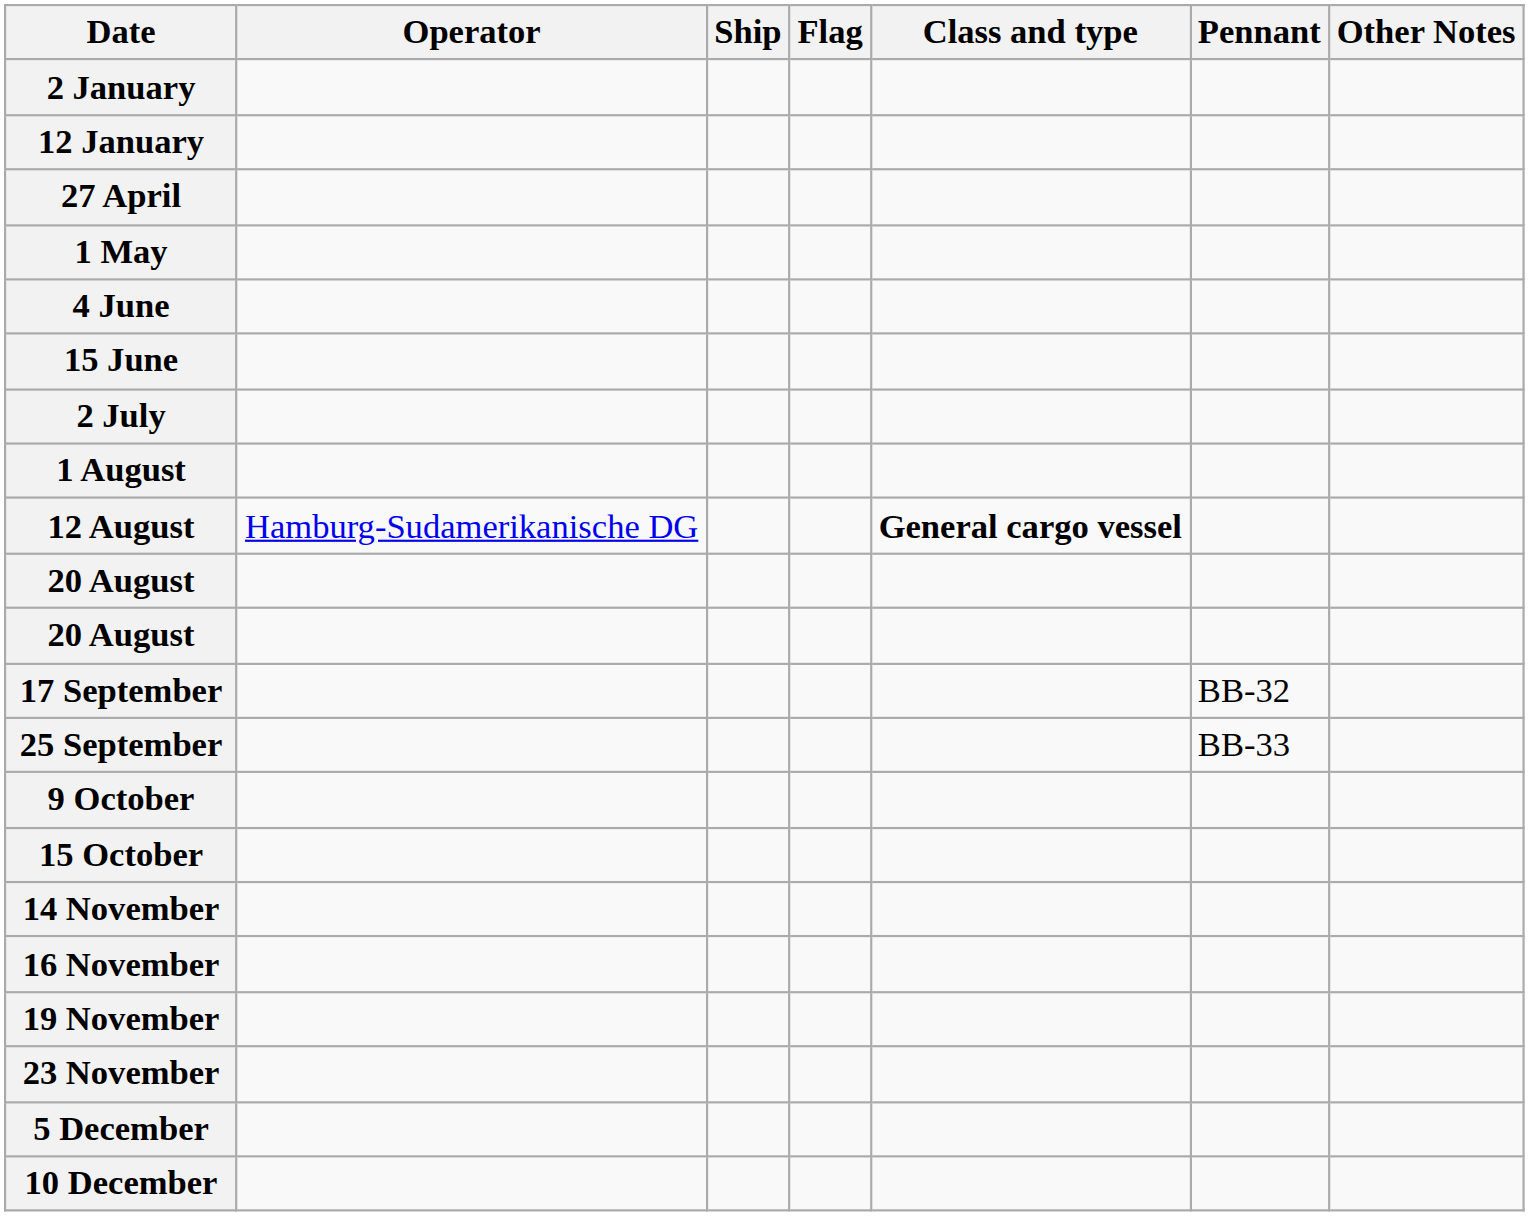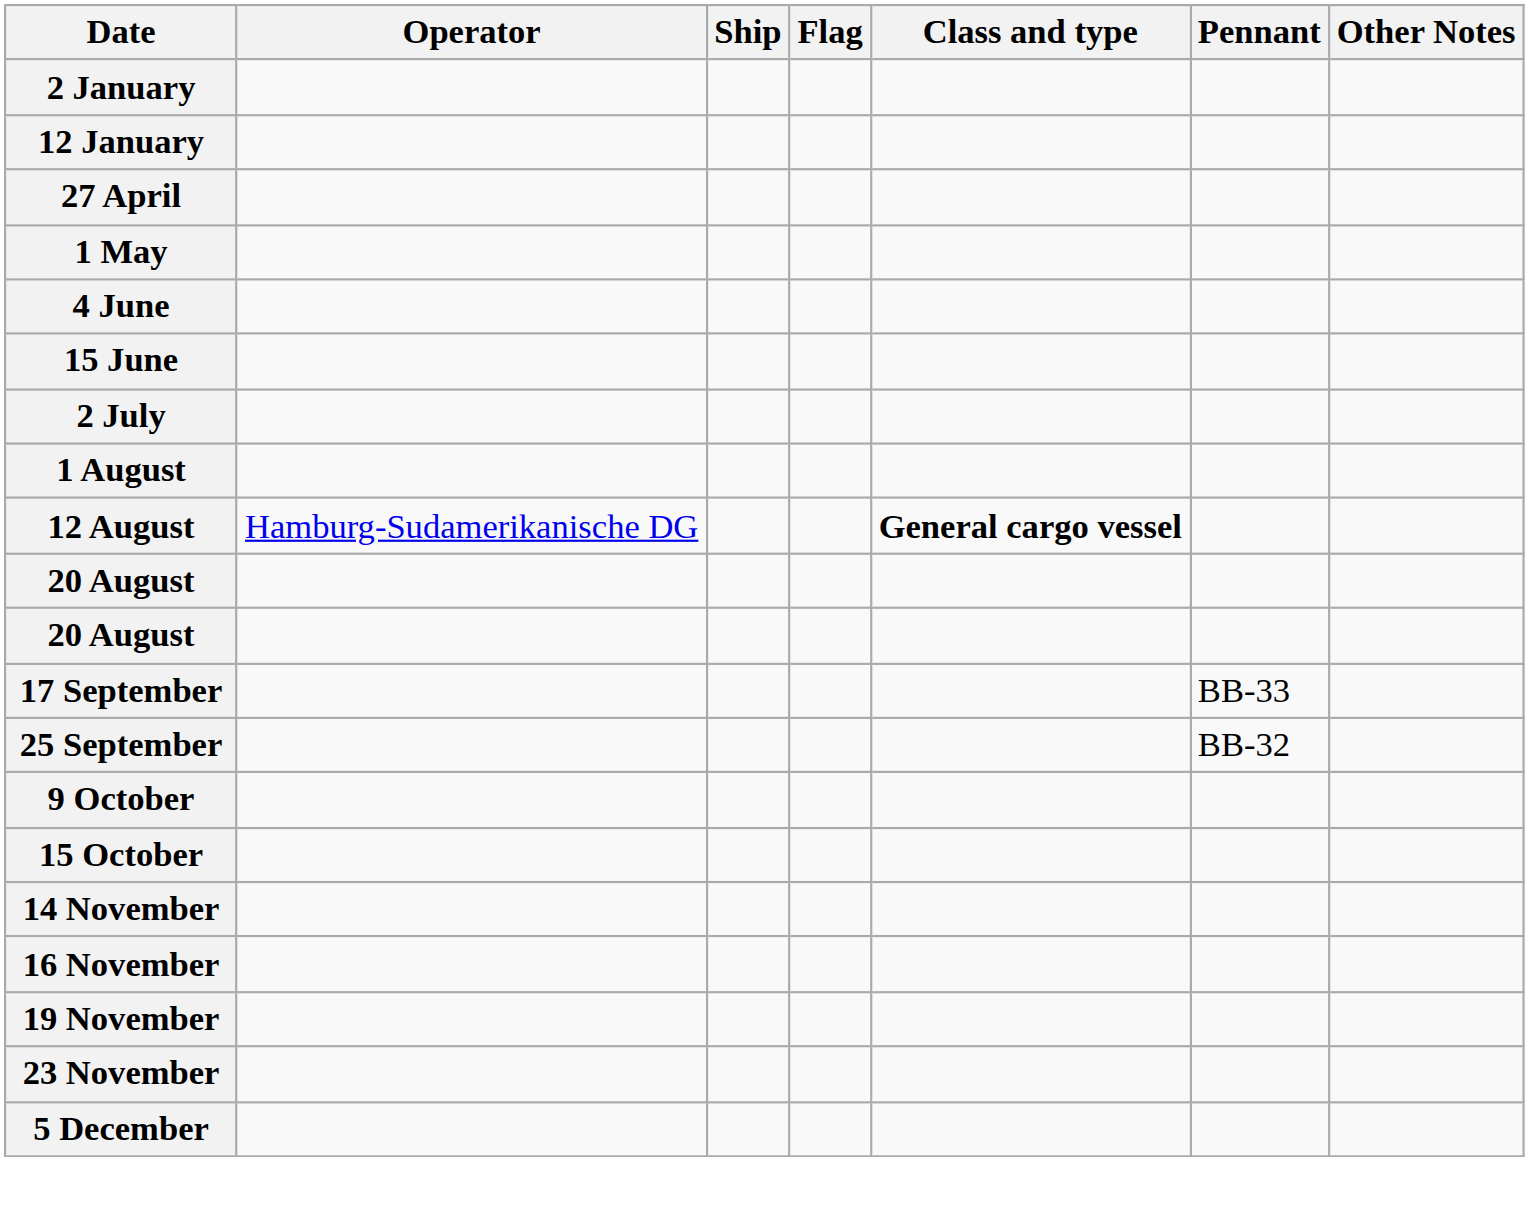(1244, 689) BB-32 -> (1244, 689) BB-33
(1244, 744) BB-33 -> (1244, 744) BB-32
- row: (121, 1182)
